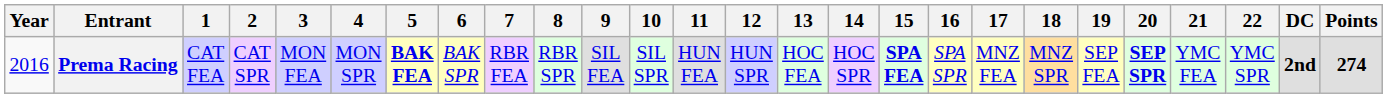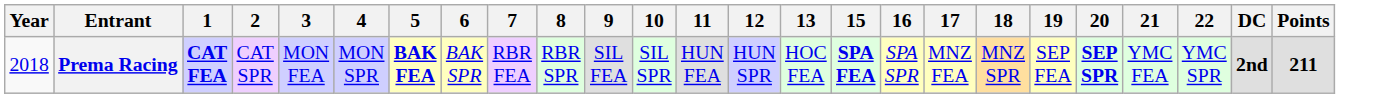- column: (854, 20)
(29, 64) 2016 -> (29, 64) 2018
(206, 64) normal -> (207, 64) bold
(1351, 64) 274 -> (1303, 64) 211
